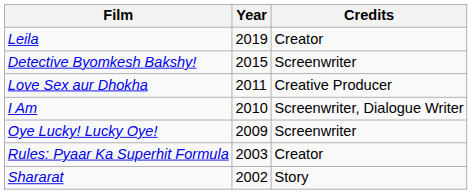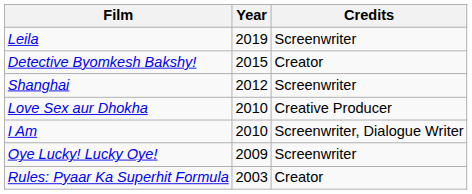(299, 39) Creator -> (315, 39) Screenwriter
(315, 62) Screenwriter -> (299, 62) Creator
+ row: (39, 85)
(251, 85) 2011 -> (252, 108) 2010
- row: (36, 177)
